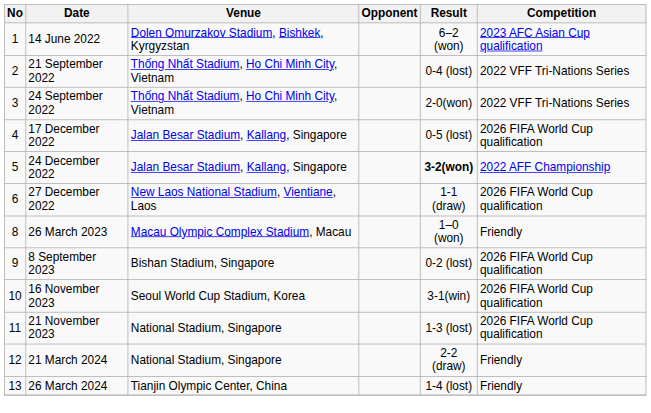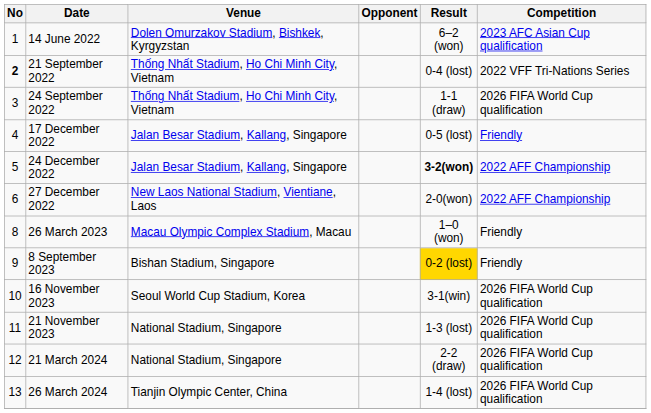(15, 71) normal -> (15, 71) bold
(449, 103) 2-0(won) -> (449, 103) 1-1 (draw)
(555, 103) 2022 VFF Tri-Nations Series -> (536, 103) 2026 FIFA World Cup qualification
(536, 135) 2026 FIFA World Cup qualification -> (501, 135) Friendly
(449, 199) 1-1 (draw) -> (449, 199) 2-0(won)
(536, 199) 2026 FIFA World Cup qualification -> (545, 199) 2022 AFF Championship
(449, 264) no background -> (449, 264) gold background
(536, 264) 2026 FIFA World Cup qualification -> (501, 264) Friendly
(501, 360) Friendly -> (536, 360) 2026 FIFA World Cup qualification
(501, 385) Friendly -> (536, 392) 2026 FIFA World Cup qualification
